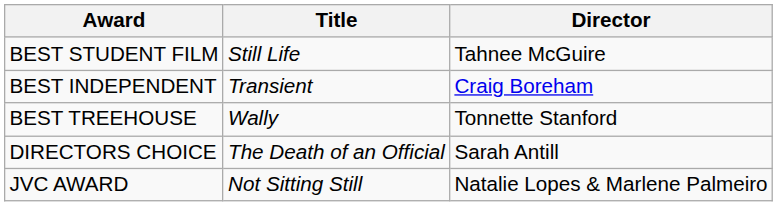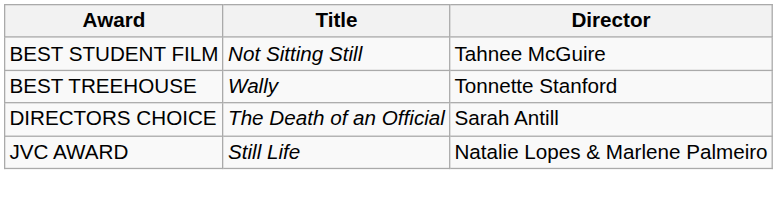(264, 53) Still Life -> (295, 53) Not Sitting Still
- row: (113, 86)
(295, 184) Not Sitting Still -> (264, 151) Still Life
